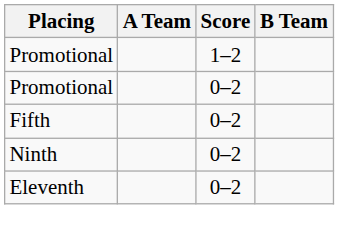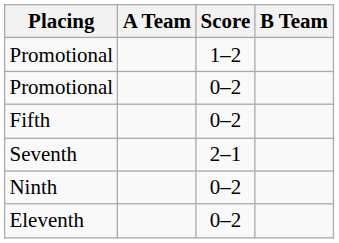+ row: (43, 154)
